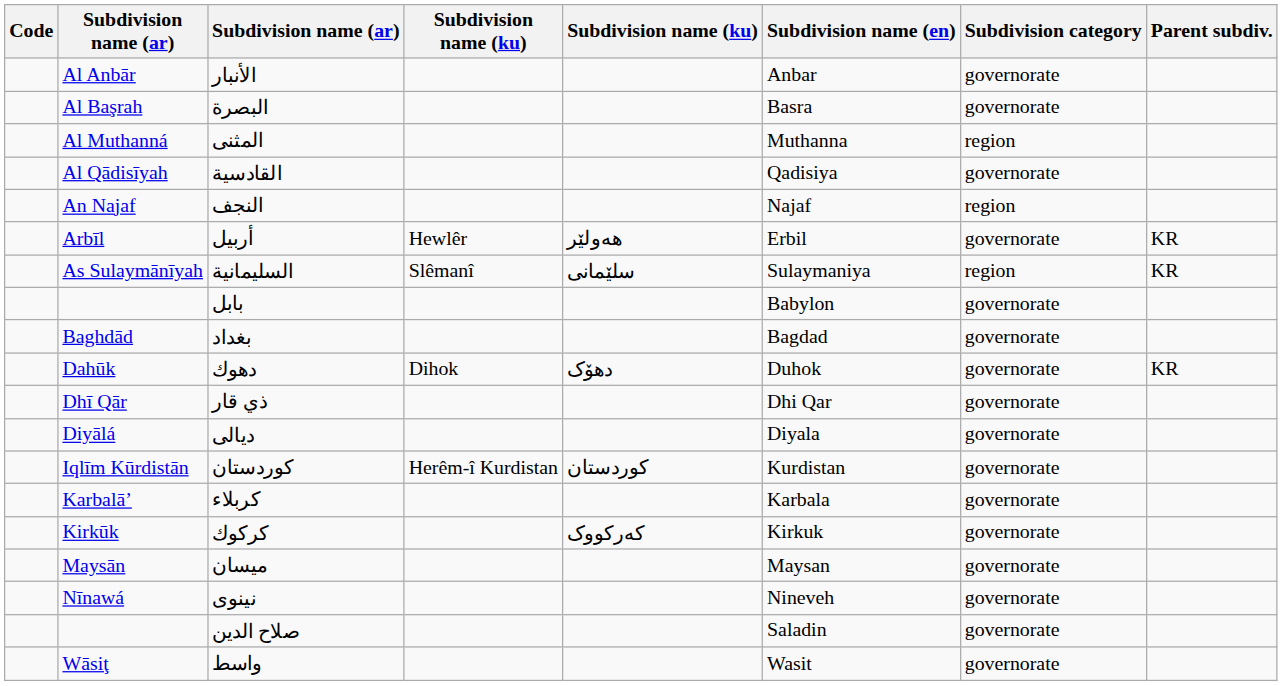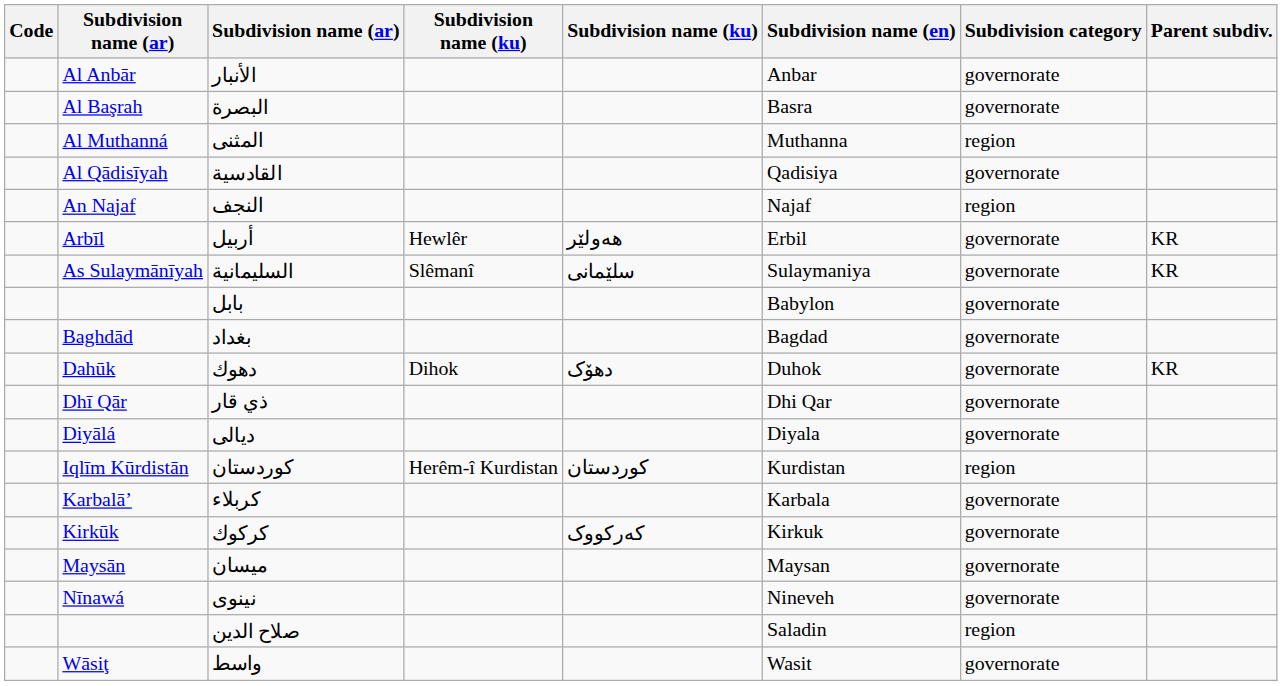(990, 270) region -> (1012, 270) governorate
(1012, 467) governorate -> (990, 467) region
(1012, 630) governorate -> (990, 630) region
